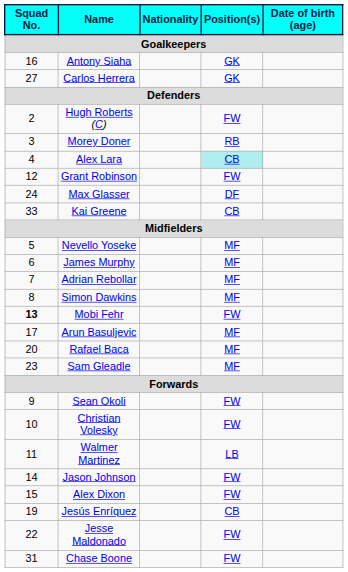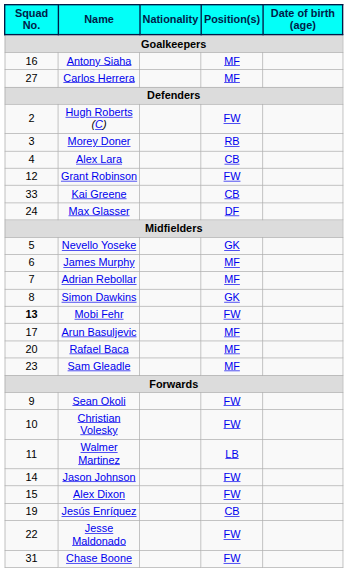(232, 61) GK -> (232, 61) MF
(232, 78) GK -> (232, 78) MF
(232, 159) paleturquoise background -> (232, 159) no background
rows swapped: (99, 194) <-> (99, 211)
(232, 246) MF -> (232, 246) GK
(232, 297) MF -> (232, 297) GK
